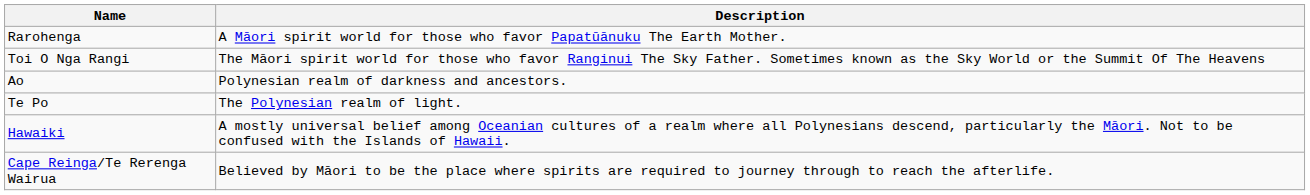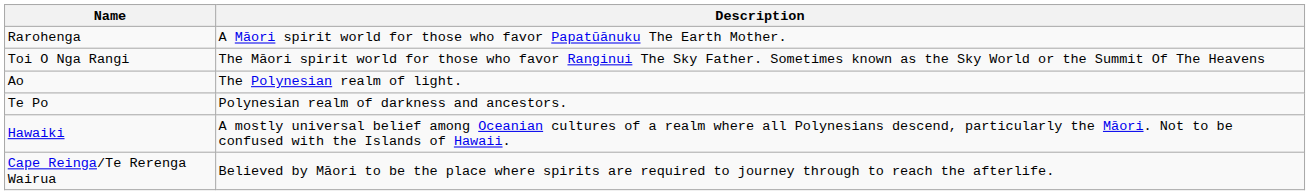(393, 82) Polynesian realm of darkness and ancestors. -> (340, 82) The Polynesian realm of light.
(340, 104) The Polynesian realm of light. -> (393, 104) Polynesian realm of darkness and ancestors.
